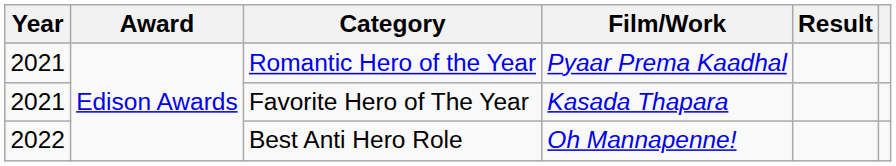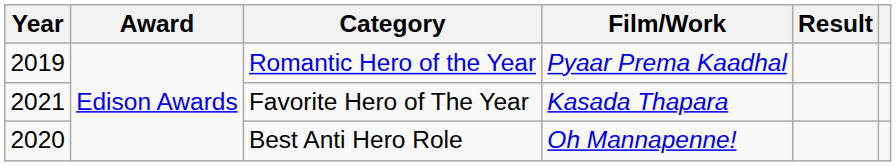(38, 62) 2021 -> (38, 62) 2019
(38, 140) 2022 -> (38, 140) 2020
